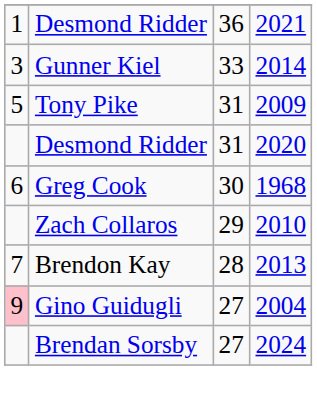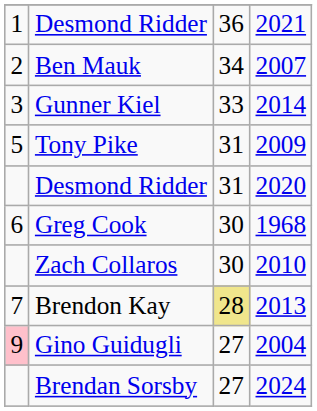+ row: (88, 64)
(231, 225) 29 -> (231, 265) 30
(231, 265) no background -> (231, 305) khaki background
